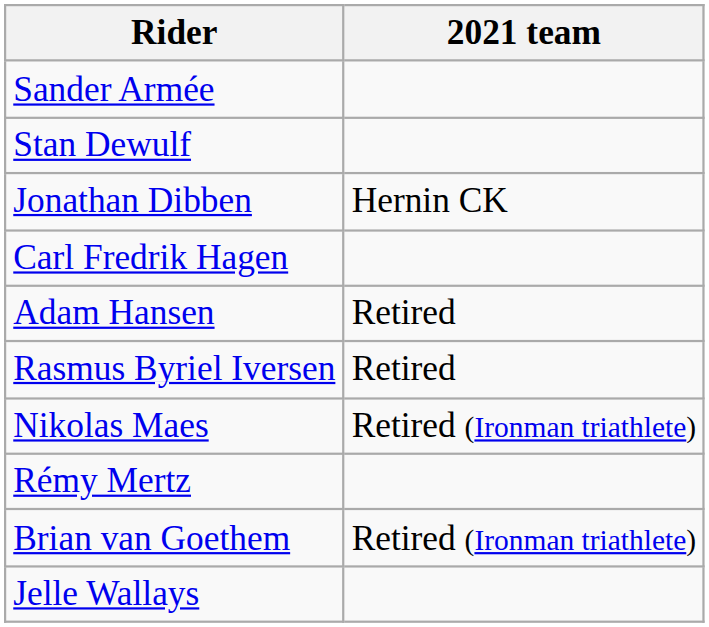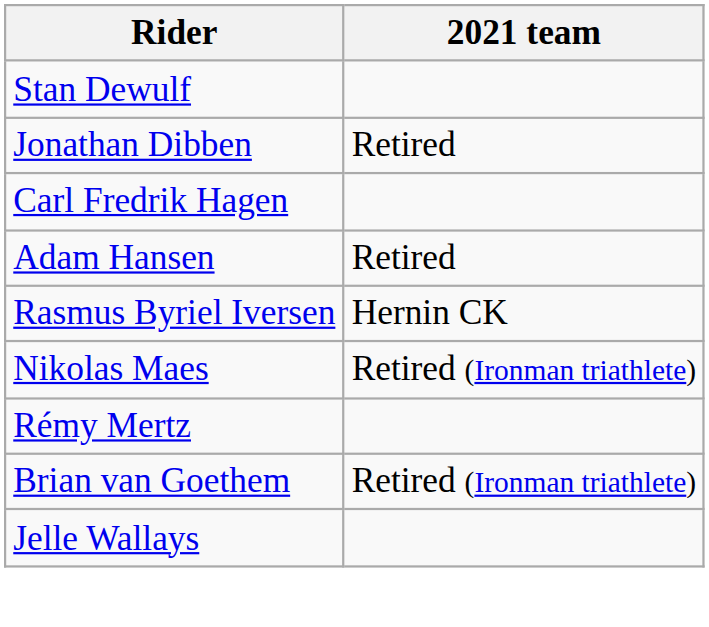- row: (114, 88)
(430, 200) Hernin CK -> (404, 144) Retired
(404, 369) Retired -> (430, 312) Hernin CK
